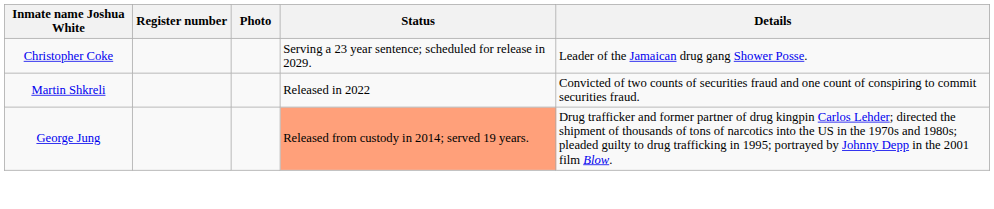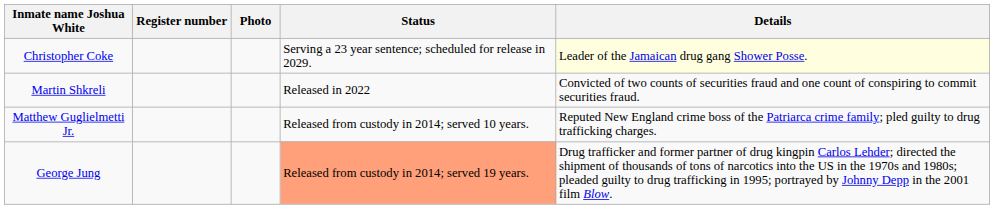(683, 55) no background -> (683, 55) lightyellow background
+ row: (68, 124)
